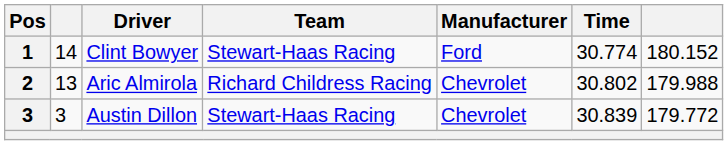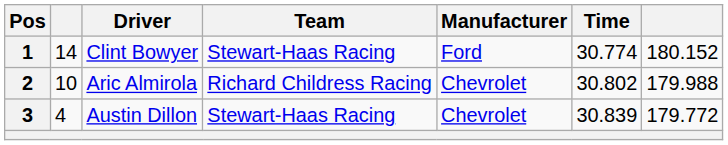(66, 84) 13 -> (66, 84) 10
(61, 115) 3 -> (61, 115) 4
